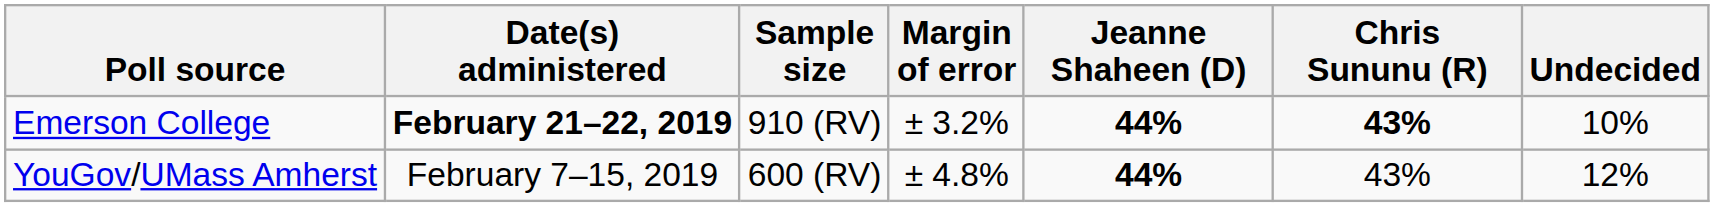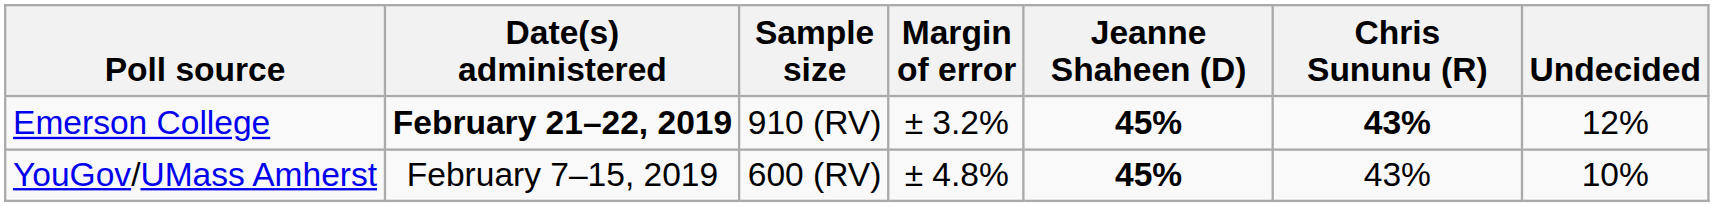(1149, 122) 44% -> (1149, 122) 45%
(1615, 122) 10% -> (1615, 122) 12%
(1149, 175) 44% -> (1149, 175) 45%
(1615, 175) 12% -> (1615, 175) 10%
